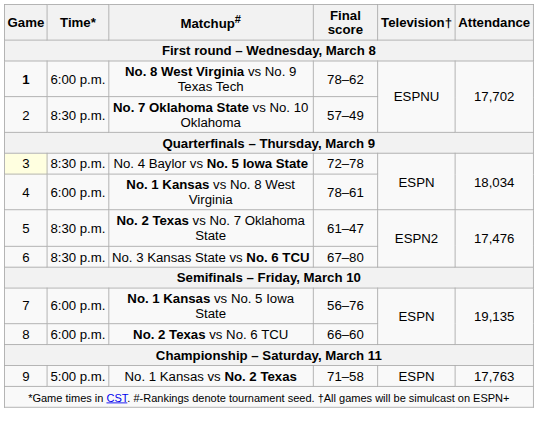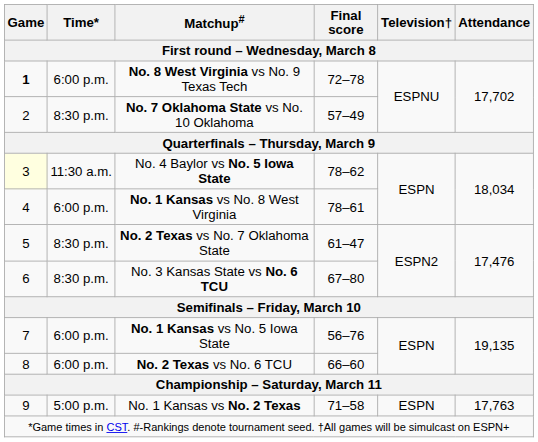(345, 79) 78–62 -> (346, 79) 72–78
(78, 164) 8:30 p.m. -> (81, 172) 11:30 a.m.
(345, 164) 72–78 -> (346, 172) 78–62
